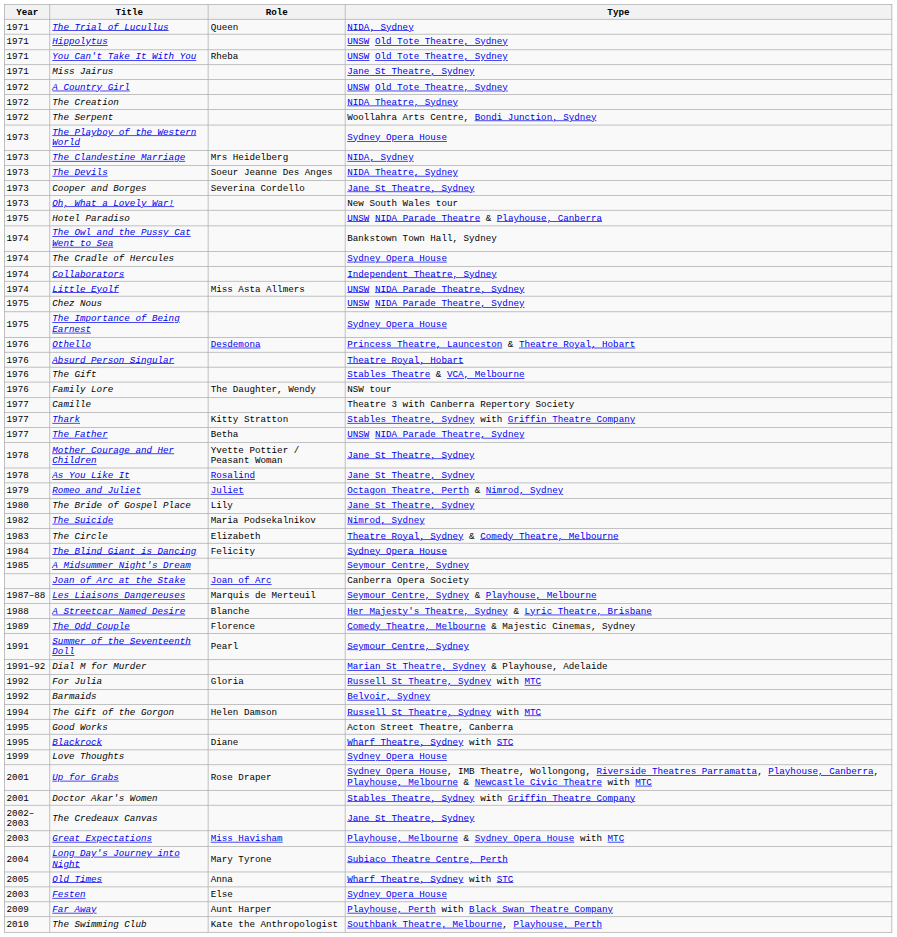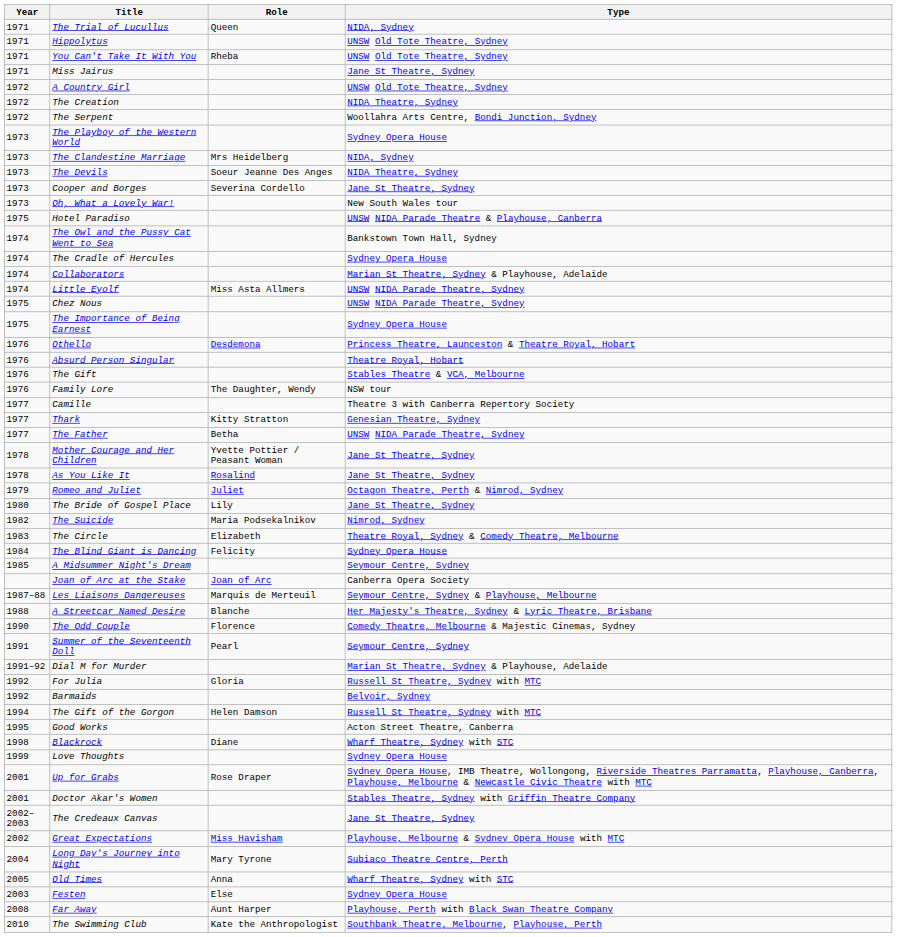(422, 274) Independent Theatre, Sydney -> (477, 274) Marian St Theatre, Sydney & Playhouse, Adelaide
(491, 420) Stables Theatre, Sydney with Griffin Theatre Company -> (414, 420) Genesian Theatre, Sydney
(18, 626) 1989 -> (18, 626) 1990
(18, 742) 1995 -> (18, 742) 1998
(18, 839) 2003 -> (18, 839) 2002
(18, 909) 2009 -> (18, 909) 2008
